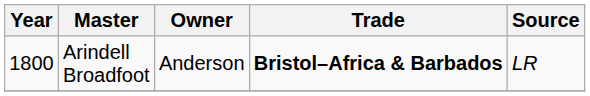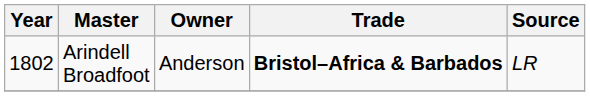(31, 63) 1800 -> (31, 63) 1802
